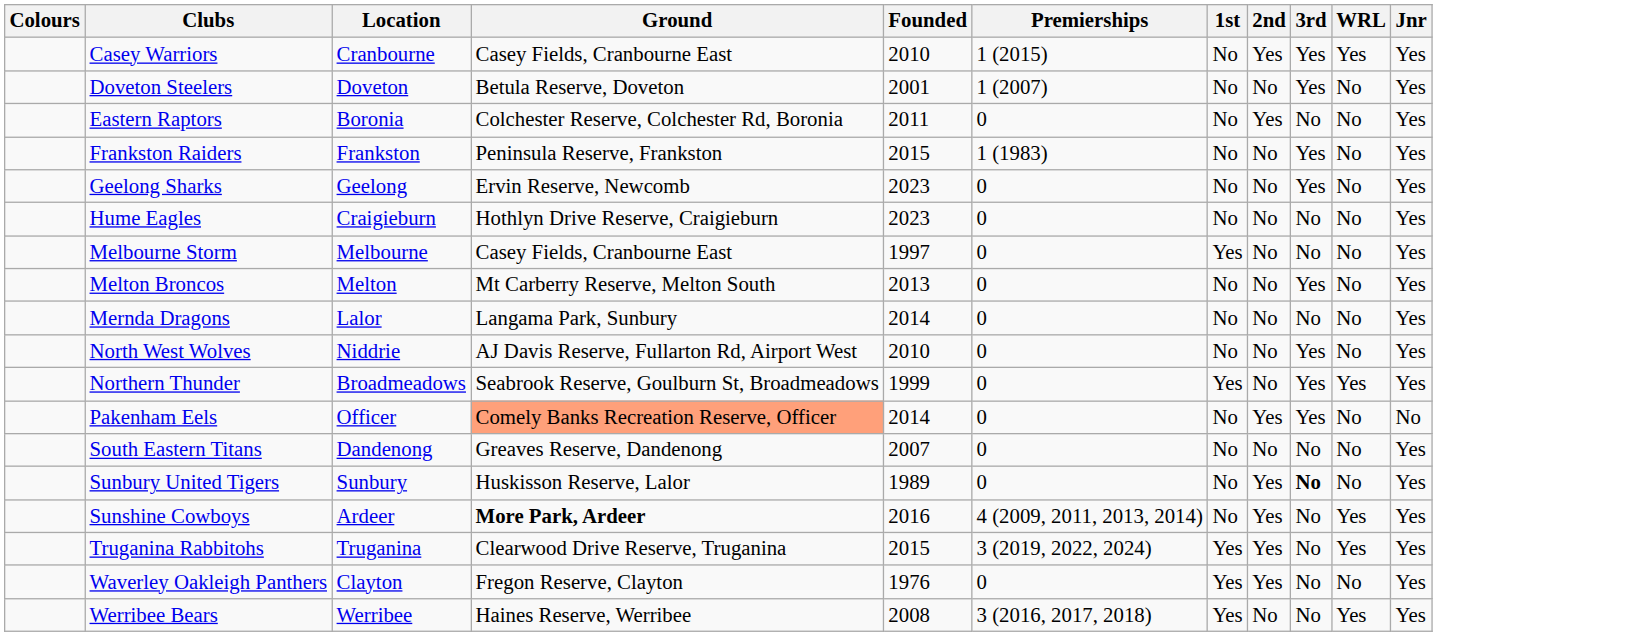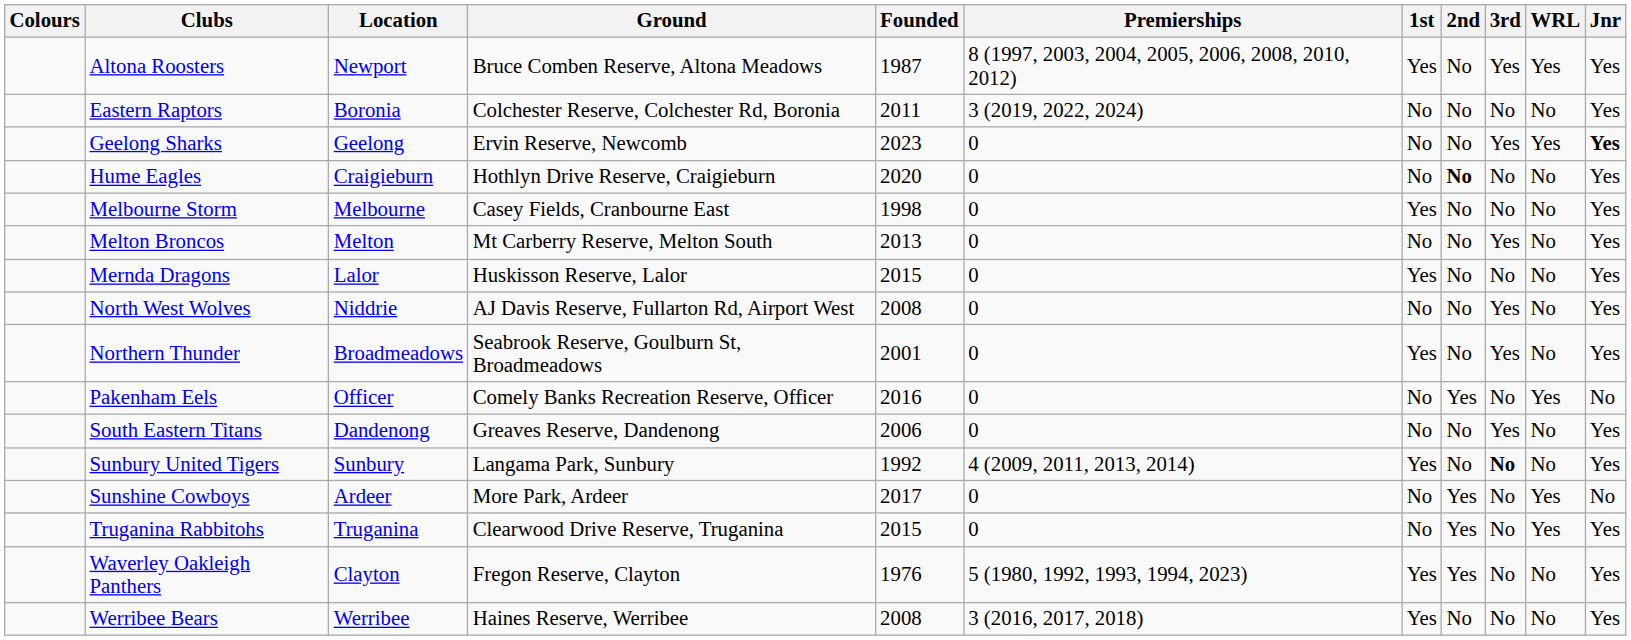+ row: (157, 65)
- row: (153, 53)
- row: (161, 86)
(982, 119) 0 -> (1056, 110) 3 (2019, 2022, 2024)
(1267, 119) Yes -> (1459, 110) No
- row: (166, 152)
(1349, 185) No -> (1546, 143) Yes
(1411, 185) normal -> (1605, 143) bold
(909, 218) 2023 -> (901, 176) 2020
(1265, 218) normal -> (1459, 176) bold
(909, 251) 1997 -> (901, 209) 1998
(576, 317) Langama Park, Sunbury -> (580, 275) Huskisson Reserve, Lalor
(909, 317) 2014 -> (901, 275) 2015
(1225, 317) No -> (1422, 275) Yes
(909, 350) 2010 -> (901, 308) 2008
(909, 383) 1999 -> (901, 352) 2001
(1351, 383) Yes -> (1543, 352) No
(656, 416) lightsalmon background -> (653, 397) no background
(909, 416) 2014 -> (901, 397) 2016
(1311, 416) Yes -> (1502, 397) No
(1349, 416) No -> (1546, 397) Yes
(909, 449) 2007 -> (901, 430) 2006
(1308, 449) No -> (1505, 430) Yes
(583, 482) Huskisson Reserve, Lalor -> (573, 463) Langama Park, Sunbury
(909, 482) 1989 -> (901, 463) 1992
(982, 482) 0 -> (1081, 463) 4 (2009, 2011, 2013, 2014)
(1225, 482) No -> (1422, 463) Yes
(1267, 482) Yes -> (1459, 463) No
(561, 515) bold -> (550, 496) normal
(909, 515) 2016 -> (901, 496) 2017
(1090, 515) 4 (2009, 2011, 2013, 2014) -> (973, 496) 0
(1411, 515) Yes -> (1602, 496) No
(1064, 548) 3 (2019, 2022, 2024) -> (973, 529) 0
(1228, 548) Yes -> (1419, 529) No
(982, 581) 0 -> (1108, 574) 5 (1980, 1992, 1993, 1994, 2023)
(1351, 614) Yes -> (1543, 618) No
